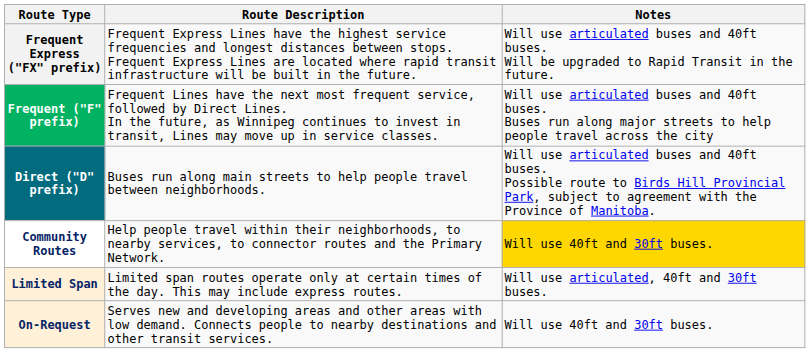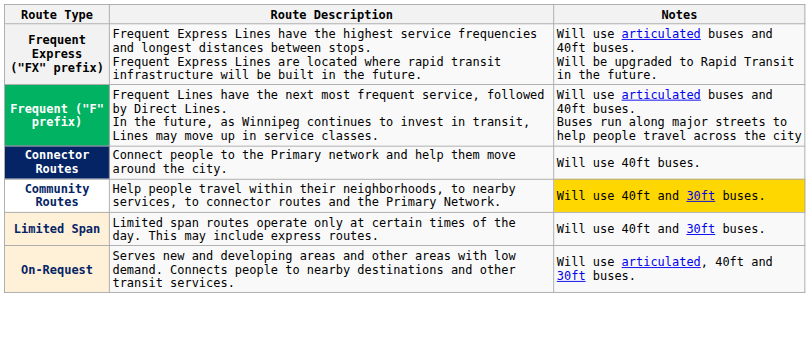- row: (55, 183)
+ row: (57, 162)
(631, 284) Will use articulated, 40ft and 30ft buses. -> (661, 229) Will use 40ft and 30ft buses.
(609, 324) Will use 40ft and 30ft buses. -> (665, 269) Will use articulated, 40ft and 30ft buses.
